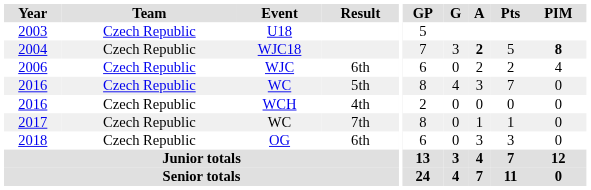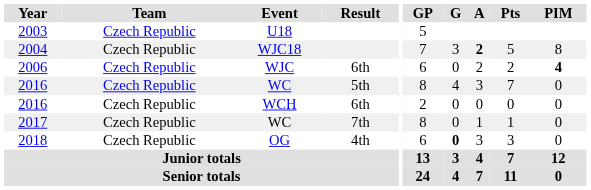(558, 49) bold -> (558, 49) normal
(558, 67) normal -> (558, 67) bold
(360, 104) 4th -> (360, 104) 6th
(360, 140) 6th -> (360, 140) 4th
(456, 140) normal -> (456, 140) bold
